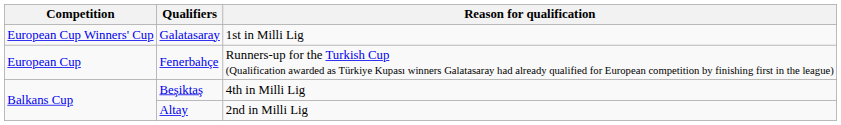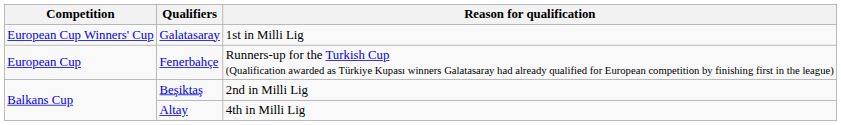(265, 89) 4th in Milli Lig -> (267, 89) 2nd in Milli Lig
(267, 110) 2nd in Milli Lig -> (265, 110) 4th in Milli Lig
